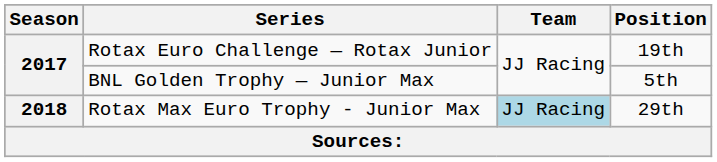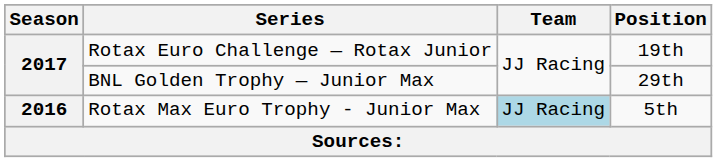(661, 81) 5th -> (661, 81) 29th
(44, 111) 2018 -> (44, 111) 2016
(661, 111) 29th -> (661, 111) 5th
